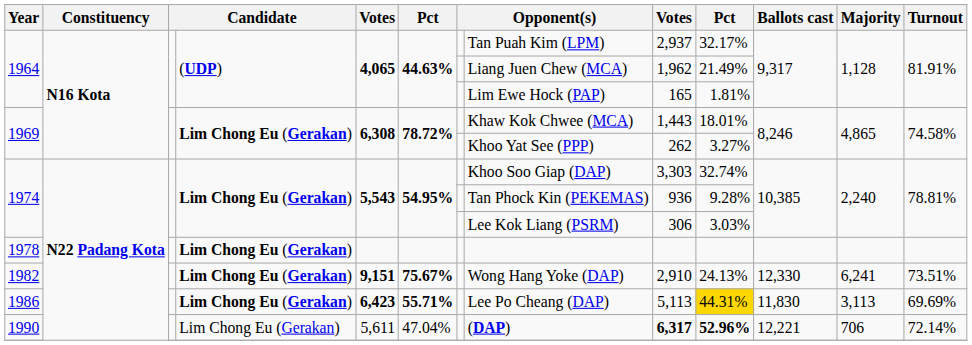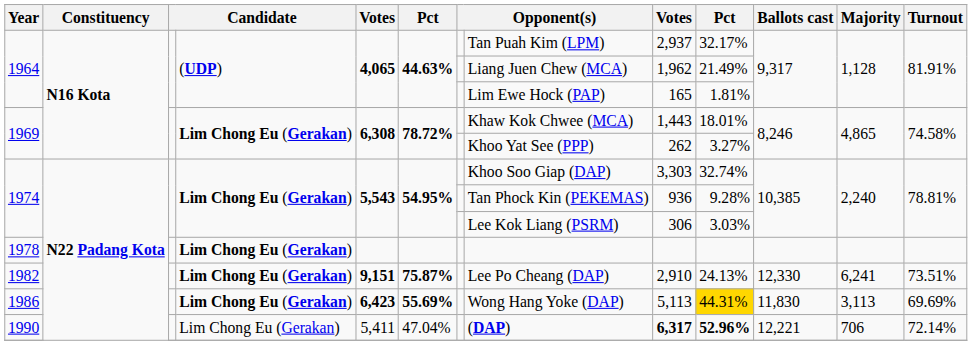(428, 275) 75.67% -> (428, 275) 75.87%
(546, 275) Wong Hang Yoke (DAP) -> (538, 275) Lee Po Cheang (DAP)
(428, 301) 55.71% -> (428, 301) 55.69%
(538, 301) Lee Po Cheang (DAP) -> (546, 301) Wong Hang Yoke (DAP)
(378, 327) 5,611 -> (378, 327) 5,411
